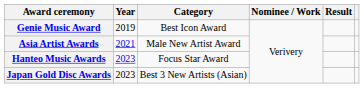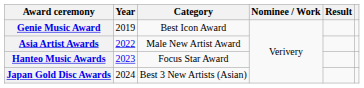(125, 43) 2021 -> (125, 43) 2022
(125, 75) 2023 -> (125, 75) 2024
